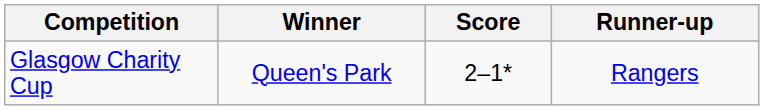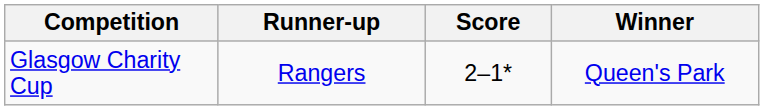columns swapped: (322, 22) <-> (655, 22)
